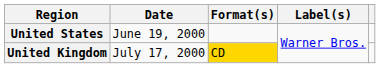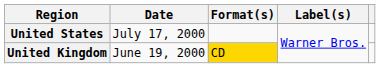(159, 33) June 19, 2000 -> (159, 33) July 17, 2000
(159, 53) July 17, 2000 -> (159, 53) June 19, 2000
